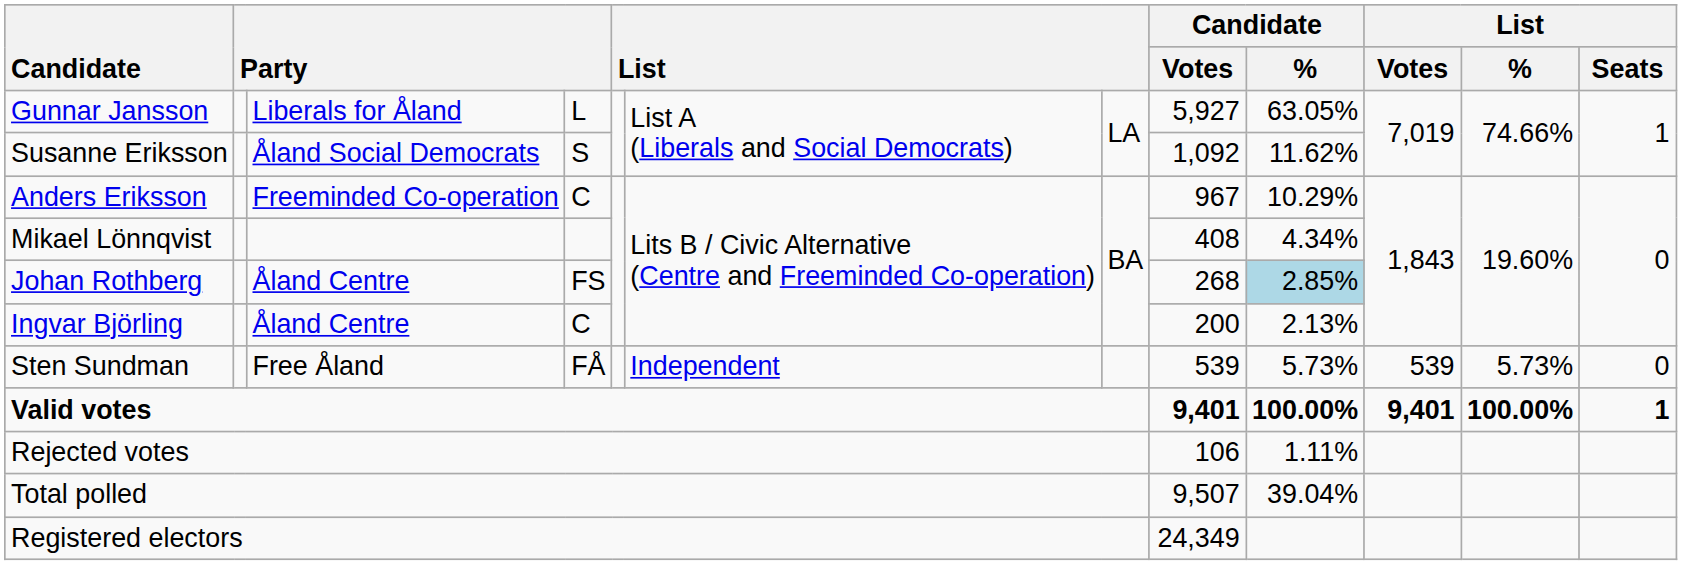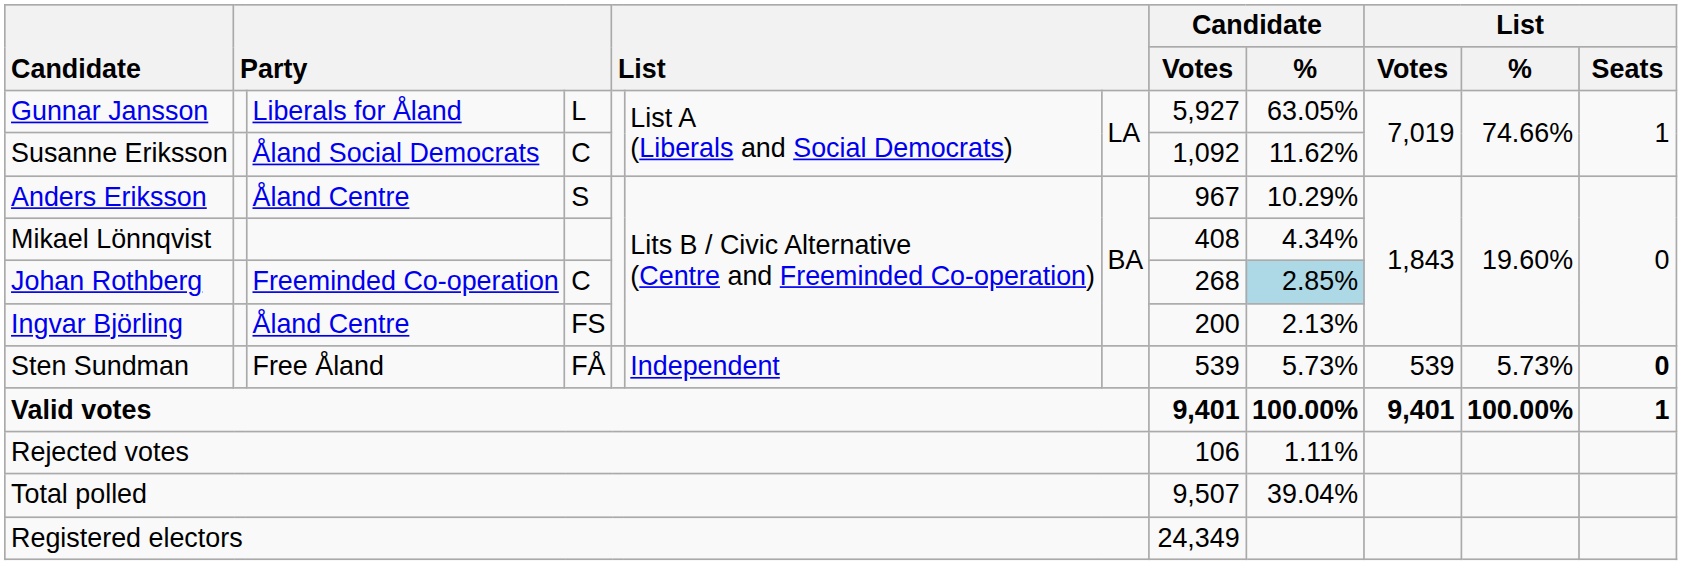(580, 153) S -> (581, 153) C
(406, 196) Freeminded Co-operation -> (331, 196) Åland Centre
(581, 196) C -> (580, 196) S
(331, 281) Åland Centre -> (406, 281) Freeminded Co-operation
(588, 281) FS -> (581, 281) C
(581, 324) C -> (588, 324) FS
(1662, 366) normal -> (1662, 366) bold
